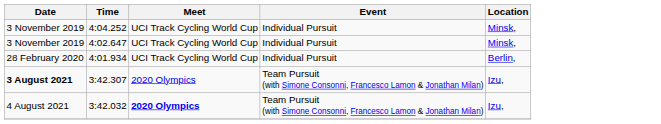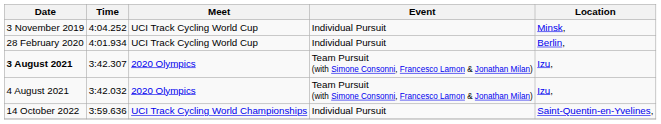- row: (108, 43)
(165, 106) bold -> (163, 90) normal
+ row: (108, 111)
